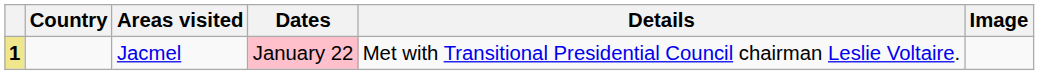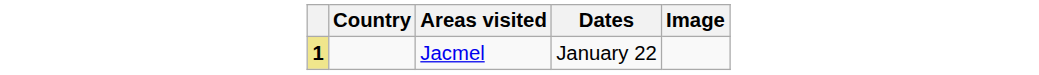- column: (661, 20)
(303, 52) pink background -> (606, 52) no background
